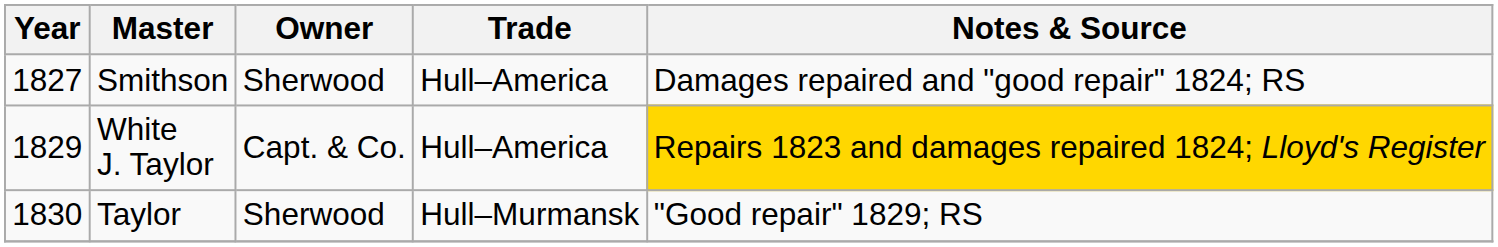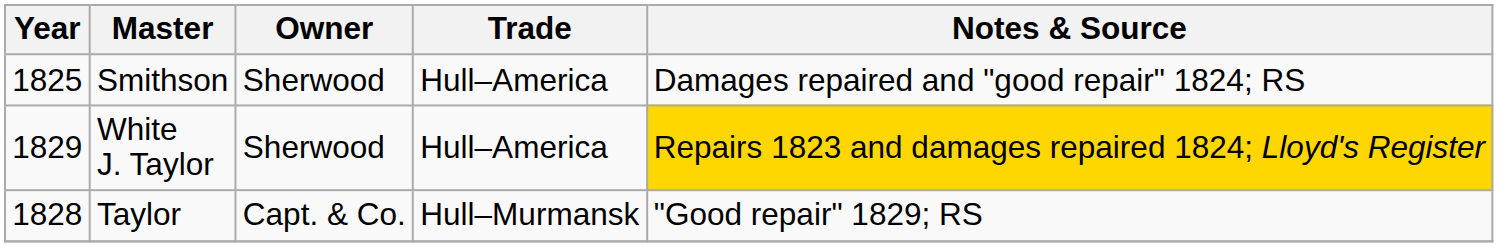(47, 79) 1827 -> (47, 79) 1825
(324, 147) Capt. & Co. -> (314, 147) Sherwood
(47, 214) 1830 -> (47, 214) 1828
(314, 214) Sherwood -> (324, 214) Capt. & Co.
